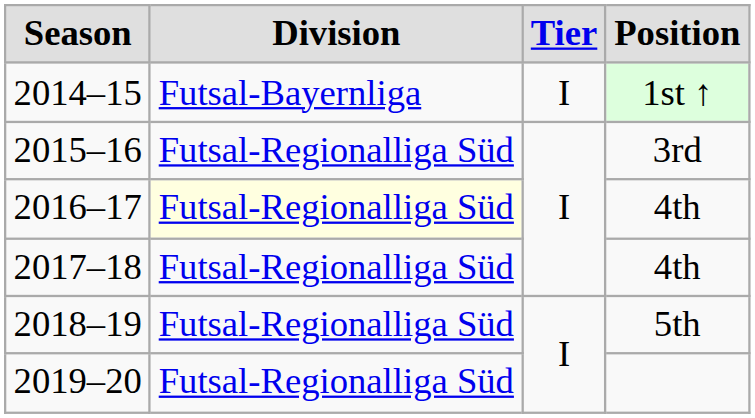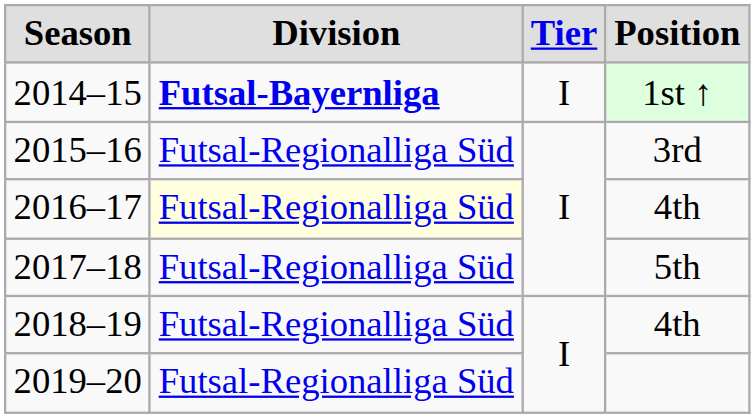(290, 91) normal -> (299, 91) bold
(677, 265) 4th -> (677, 265) 5th
(677, 324) 5th -> (677, 324) 4th
